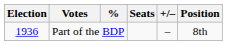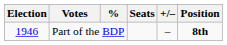(27, 31) 1936 -> (27, 31) 1946
(200, 31) normal -> (200, 31) bold
